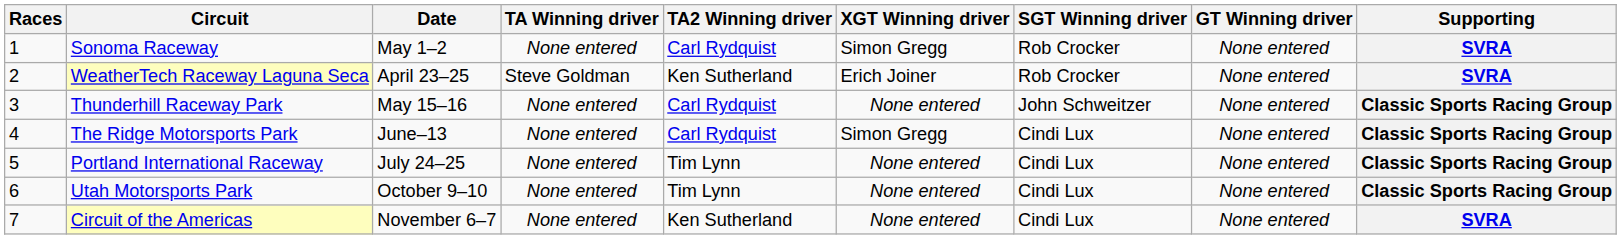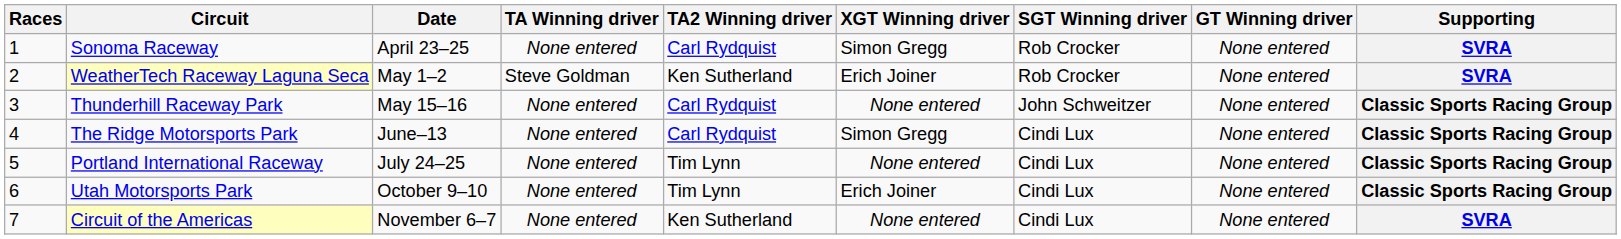(412, 48) May 1–2 -> (423, 48) April 23–25
(423, 77) April 23–25 -> (412, 77) May 1–2
(925, 191) None entered -> (888, 191) Erich Joiner
